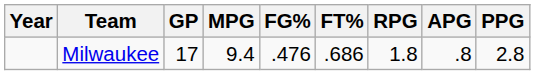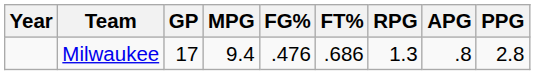(403, 54) 1.8 -> (403, 54) 1.3
